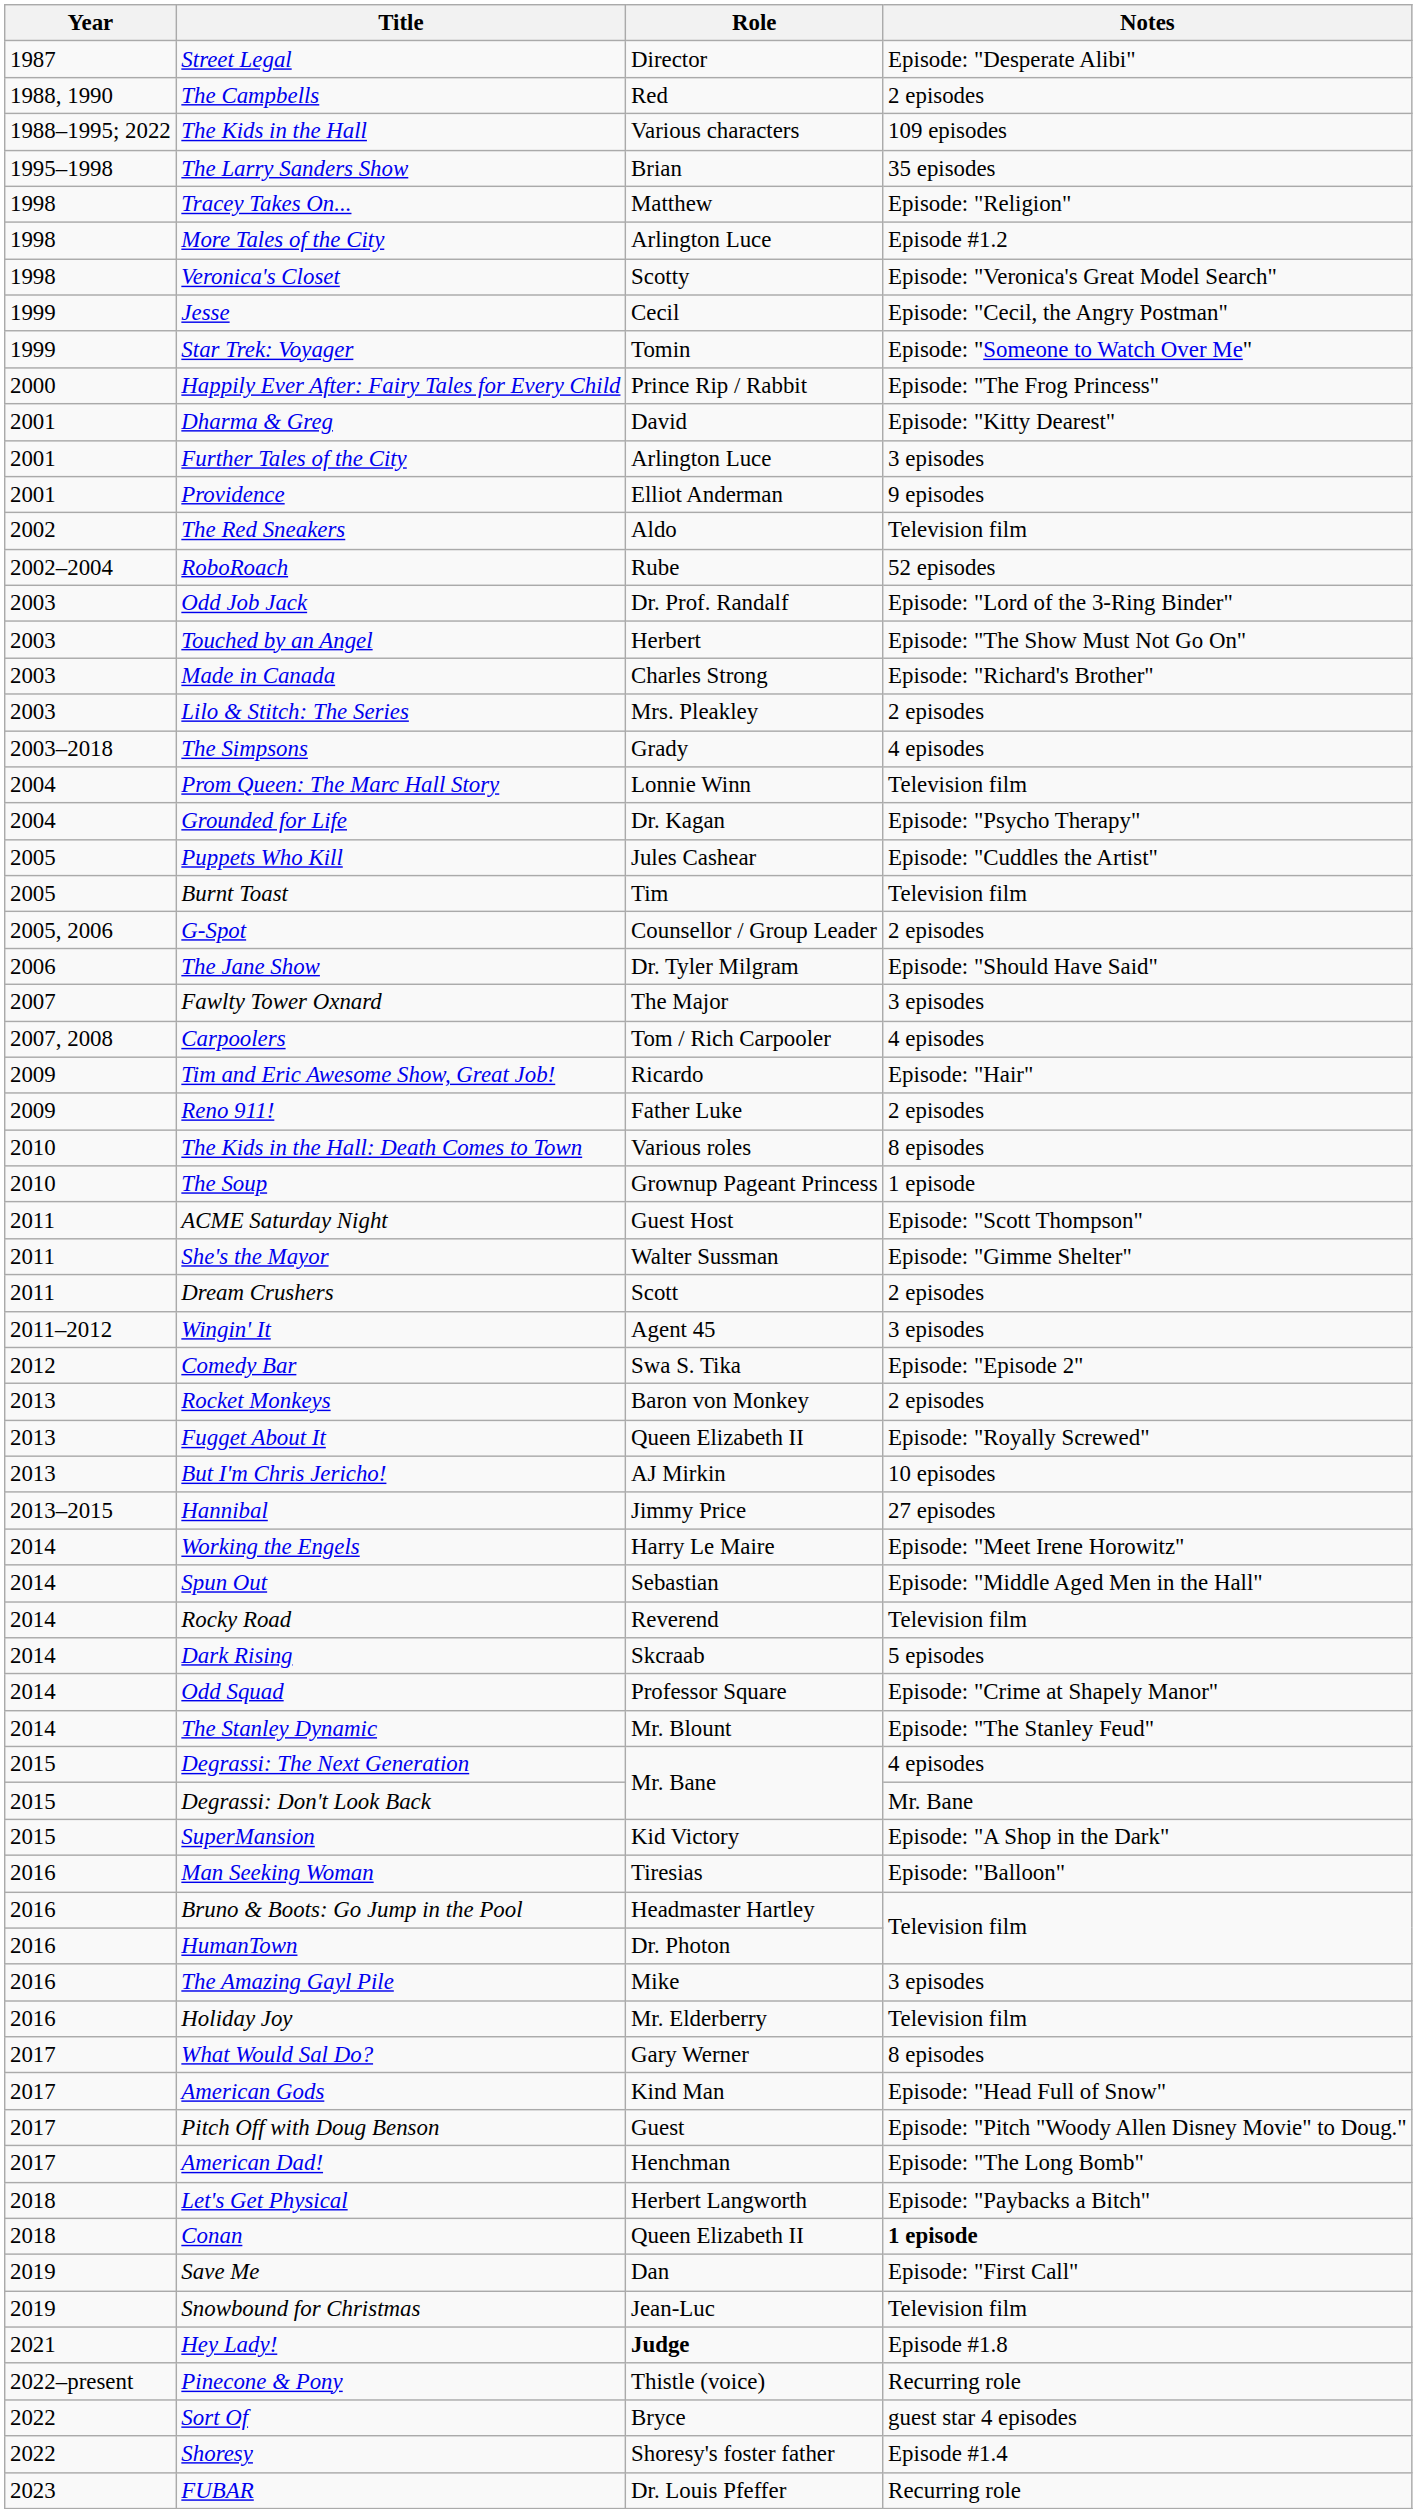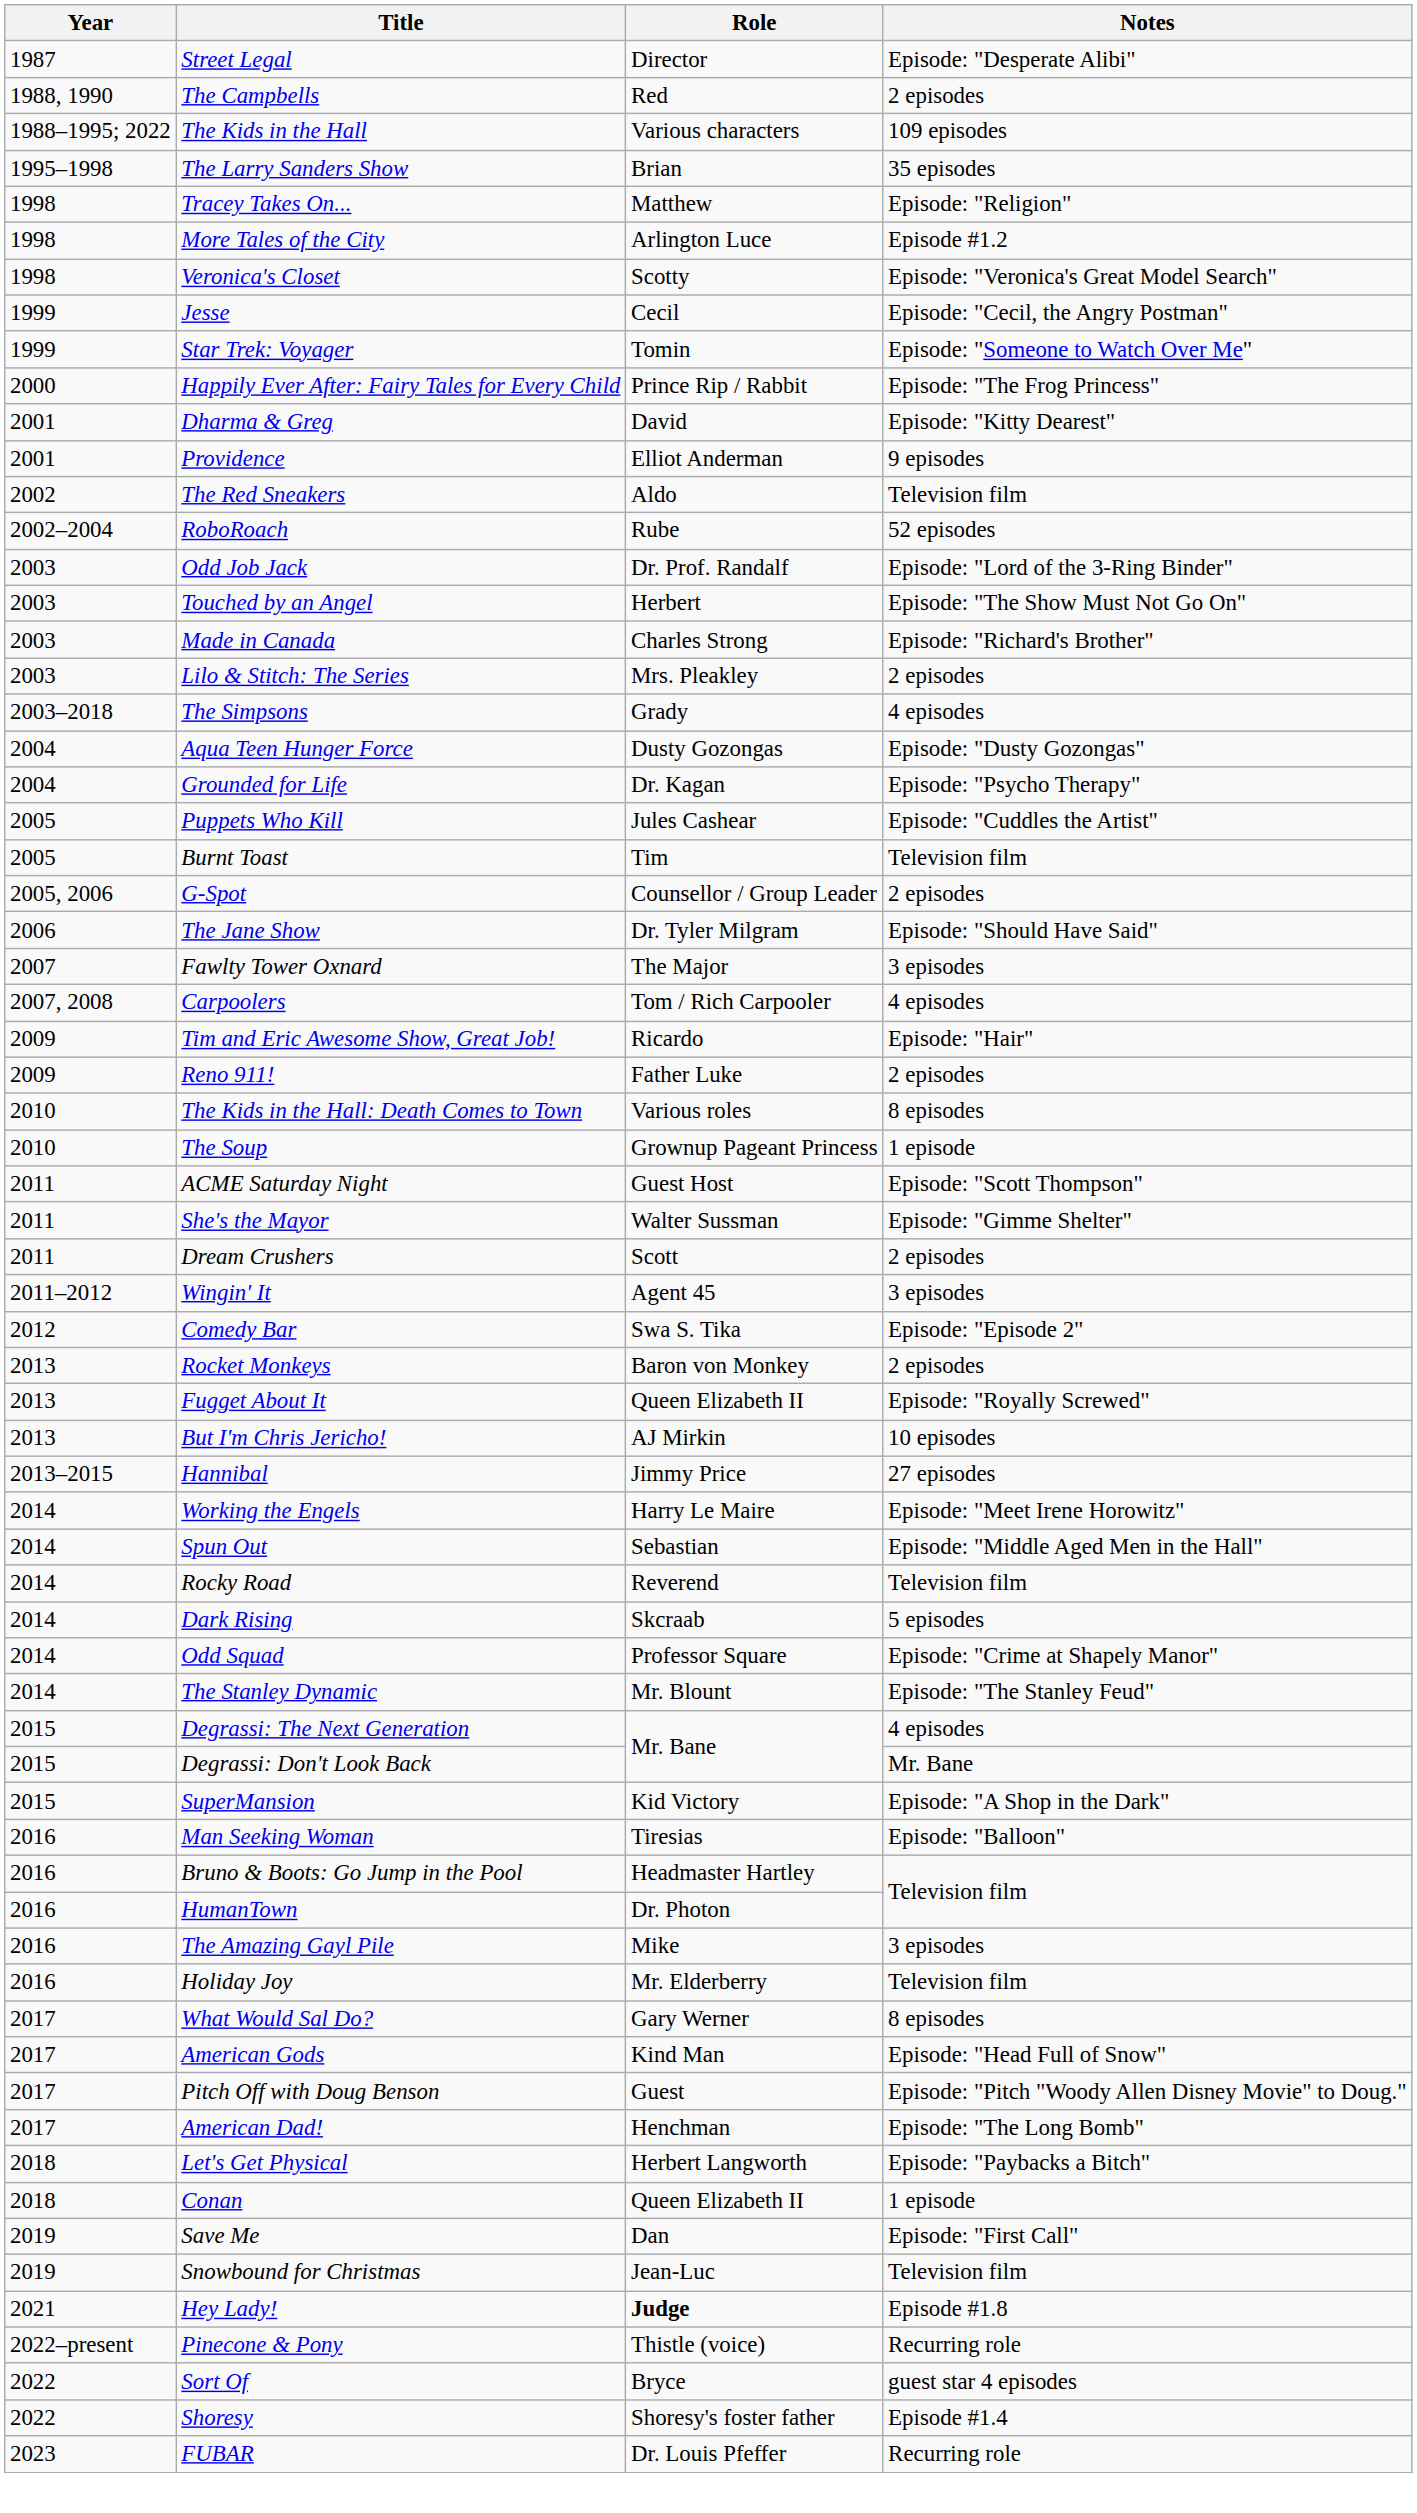- row: (294, 458)
- row: (340, 784)
+ row: (297, 748)
(933, 2236) bold -> (932, 2199) normal
